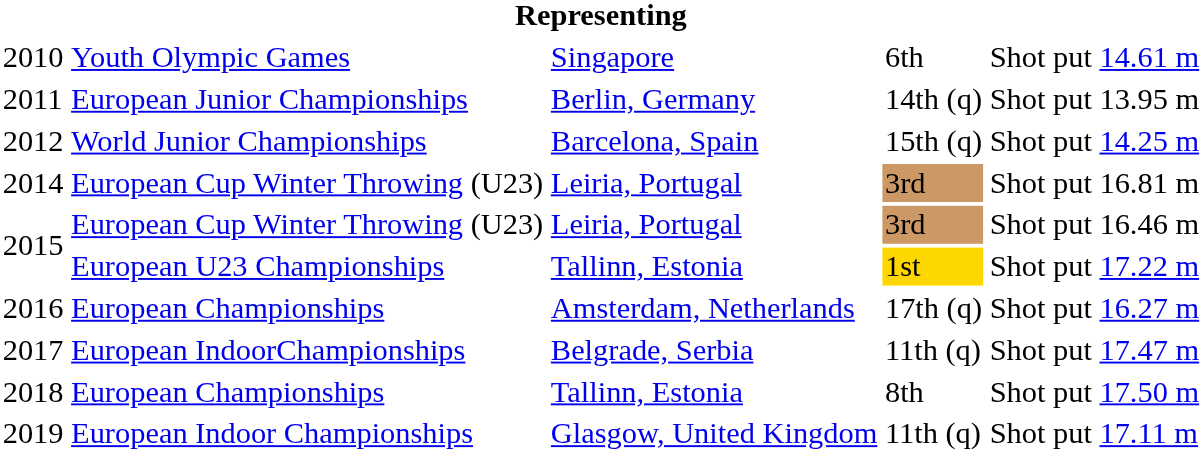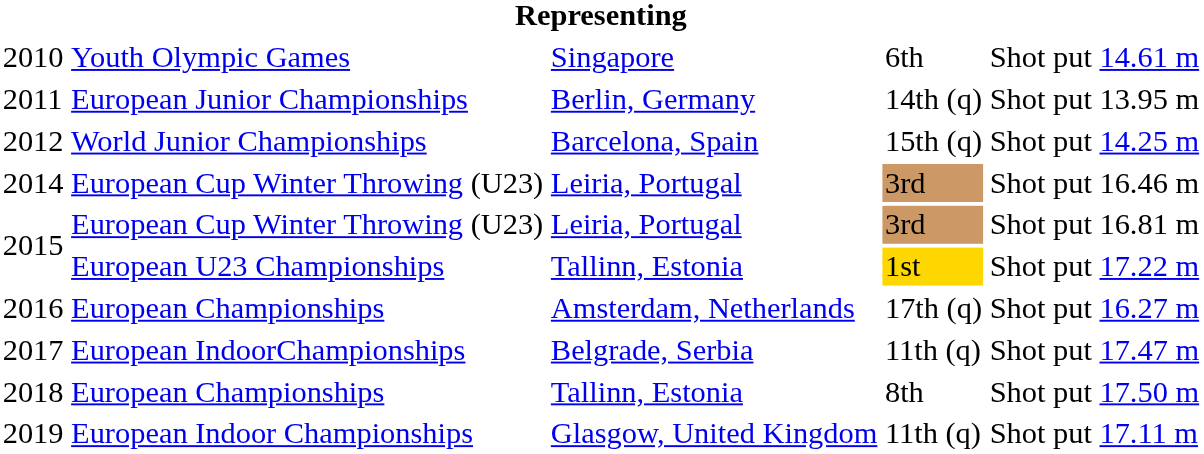(1149, 182) 16.81 m -> (1149, 182) 16.46 m
(1149, 224) 16.46 m -> (1149, 224) 16.81 m
